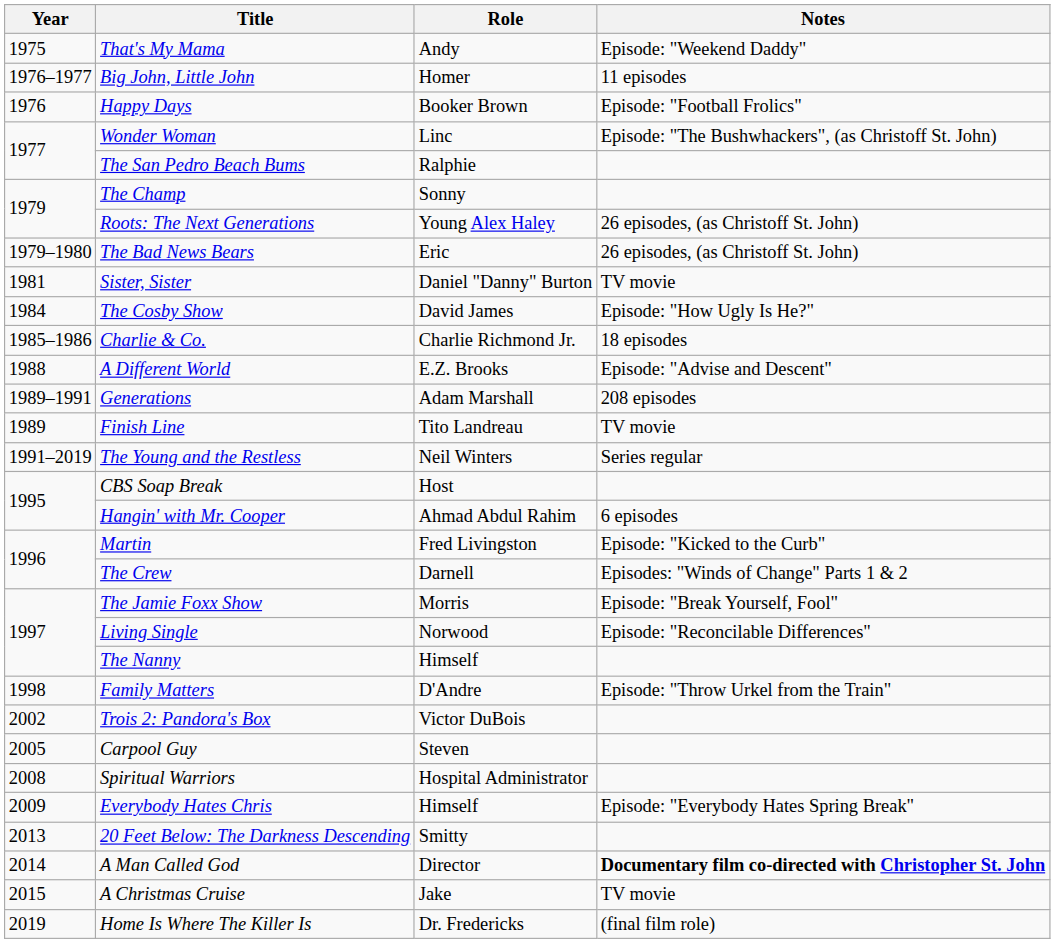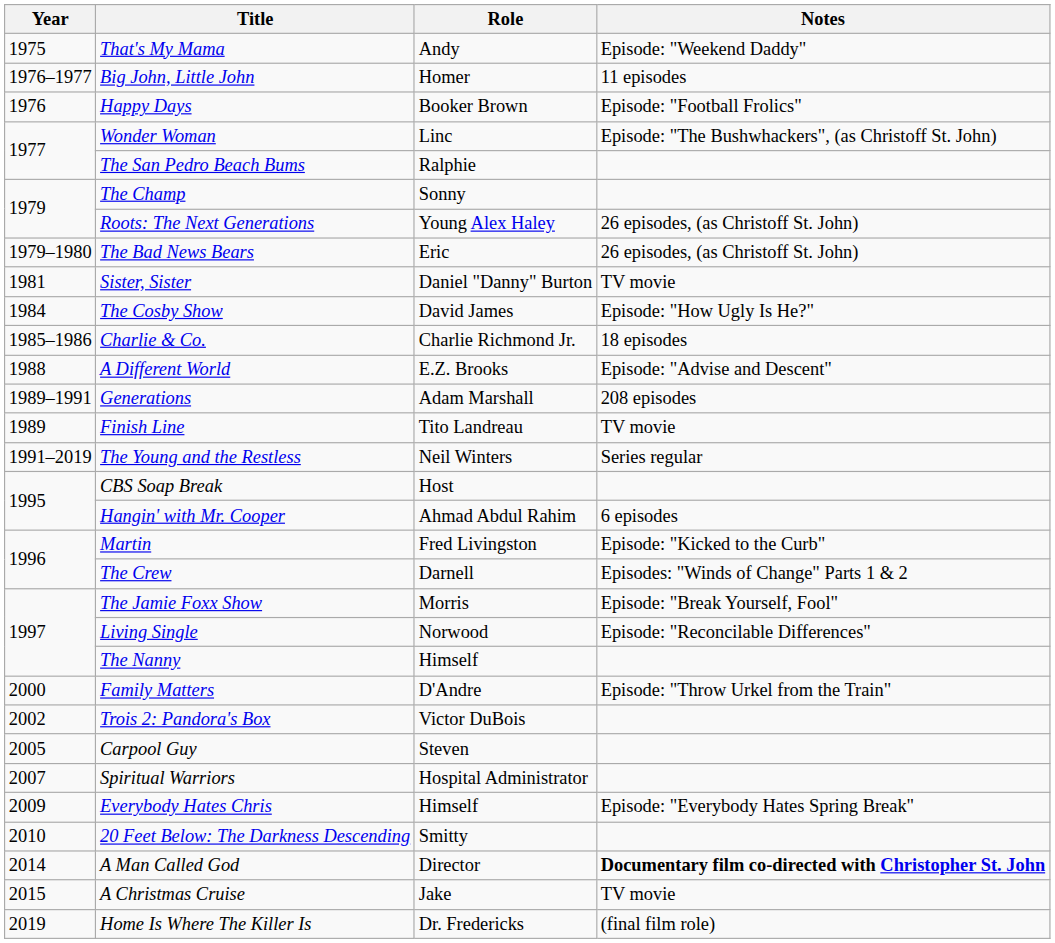(27, 690) 1998 -> (27, 690) 2000
(27, 777) 2008 -> (27, 777) 2007
(27, 836) 2013 -> (27, 836) 2010
